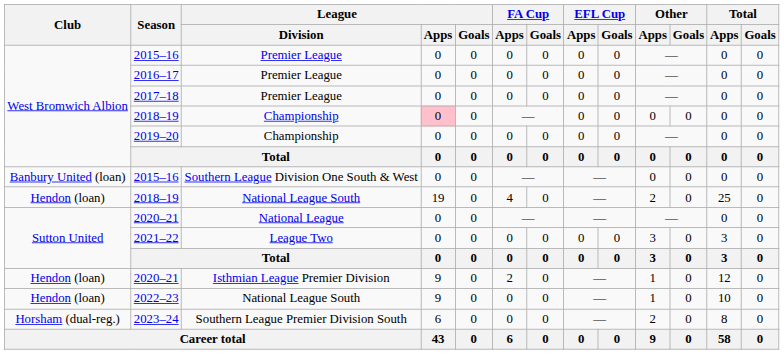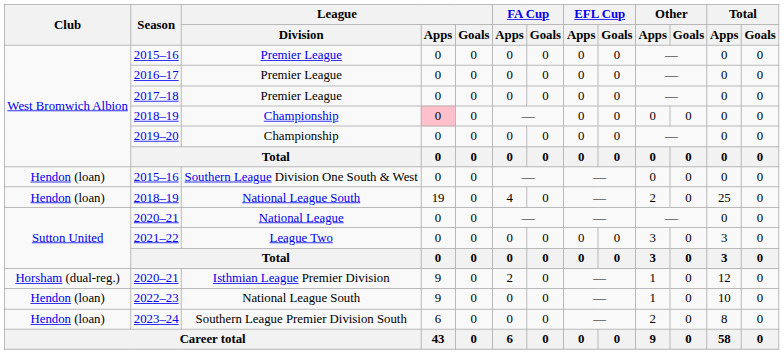(68, 177) Banbury United (loan) -> (68, 177) Hendon (loan)
(68, 278) Hendon (loan) -> (68, 278) Horsham (dual-reg.)
(68, 319) Horsham (dual-reg.) -> (68, 319) Hendon (loan)
